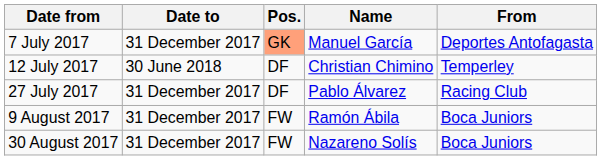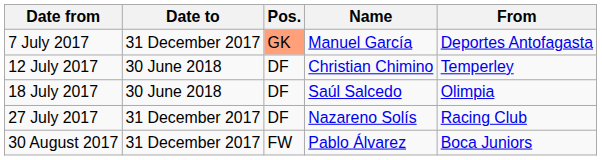+ row: (53, 92)
(357, 92) Pablo Álvarez -> (362, 117) Nazareno Solís
- row: (59, 117)
(362, 142) Nazareno Solís -> (357, 142) Pablo Álvarez
